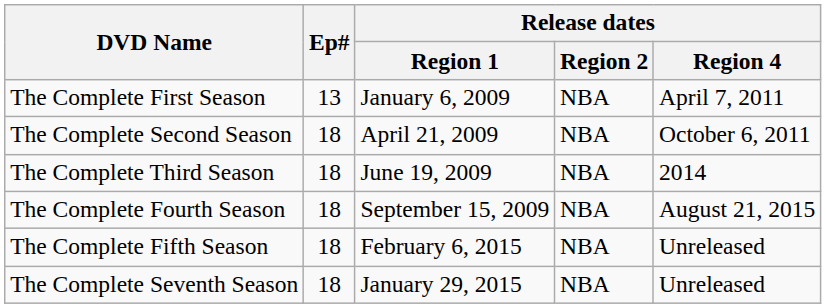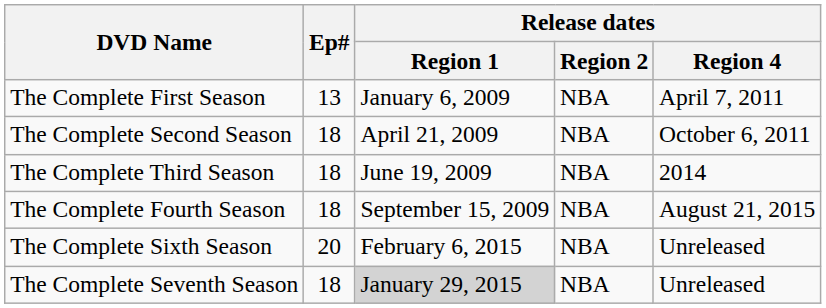- row: (139, 246)
+ row: (141, 246)
(441, 284) no background -> (441, 284) lightgrey background
